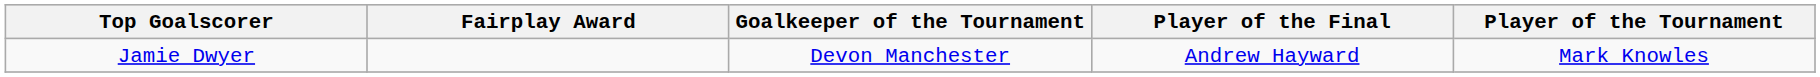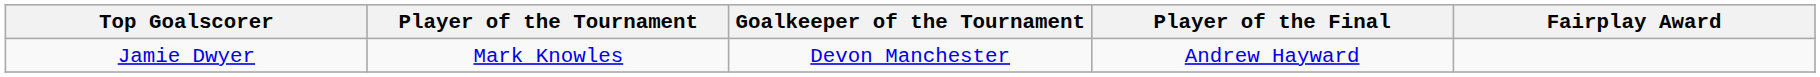columns swapped: (1634, 22) <-> (548, 22)
